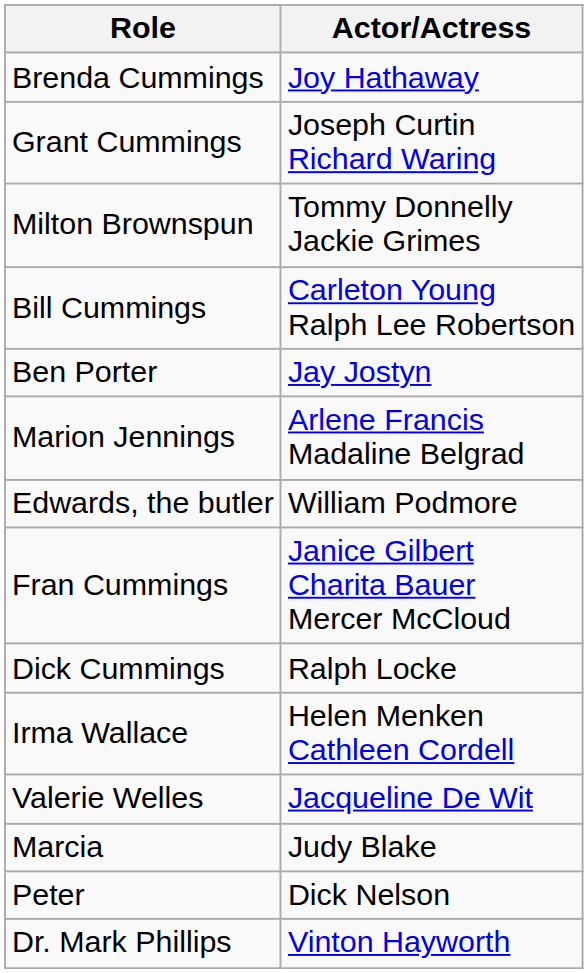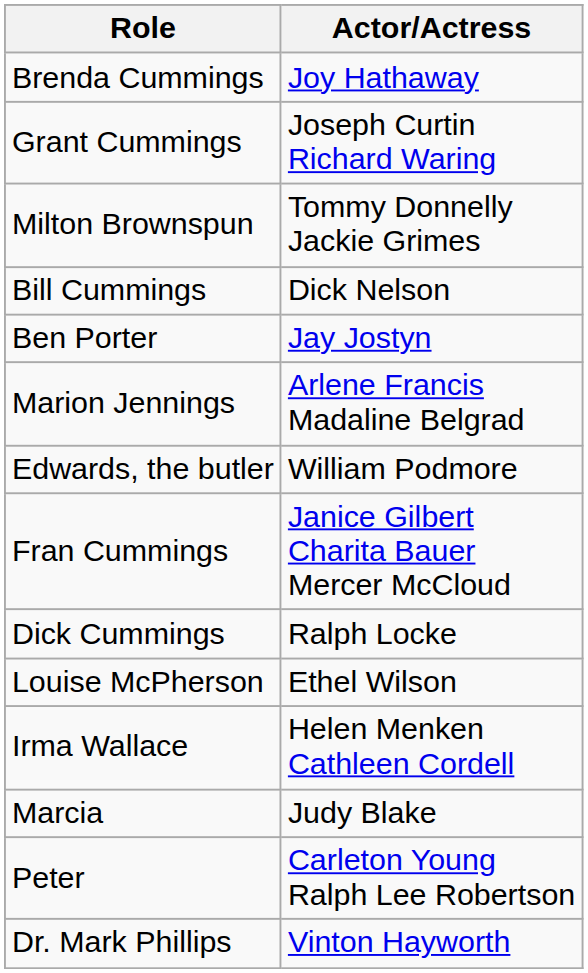(432, 306) Carleton Young Ralph Lee Robertson -> (369, 289) Dick Nelson
+ row: (138, 681)
- row: (108, 798)
(369, 894) Dick Nelson -> (432, 877) Carleton Young Ralph Lee Robertson
